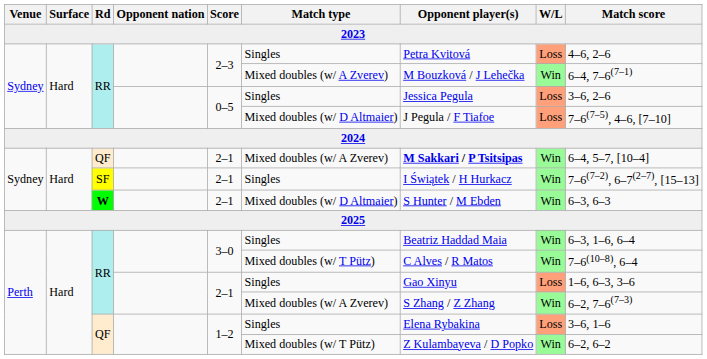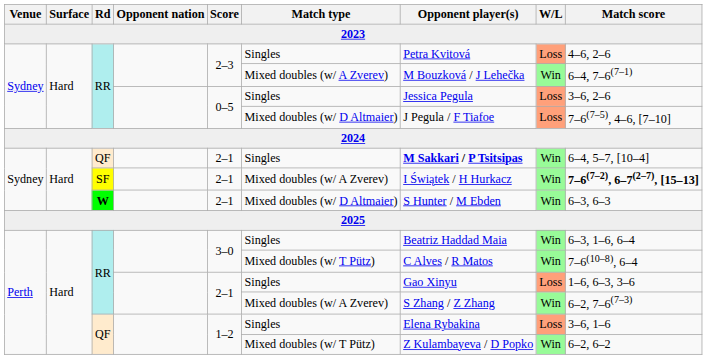(316, 158) Mixed doubles (w/ A Zverev) -> (262, 158) Singles
(262, 179) Singles -> (316, 179) Mixed doubles (w/ A Zverev)
(633, 179) normal -> (633, 179) bold
